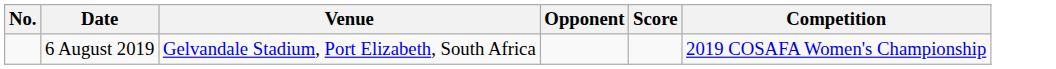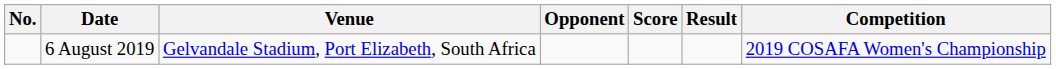+ column: (712, 19)
